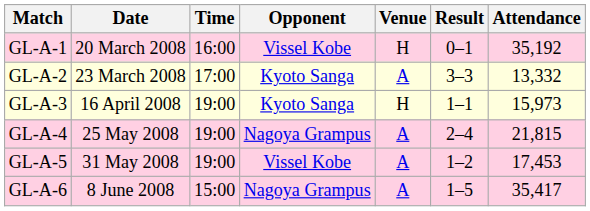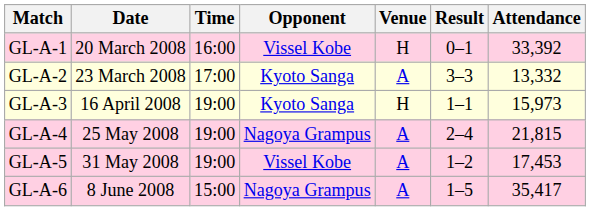(537, 47) 35,192 -> (537, 47) 33,392
